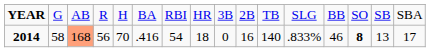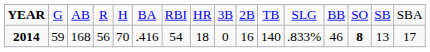(58, 36) 58 -> (58, 36) 59
(81, 36) lightsalmon background -> (81, 36) no background
